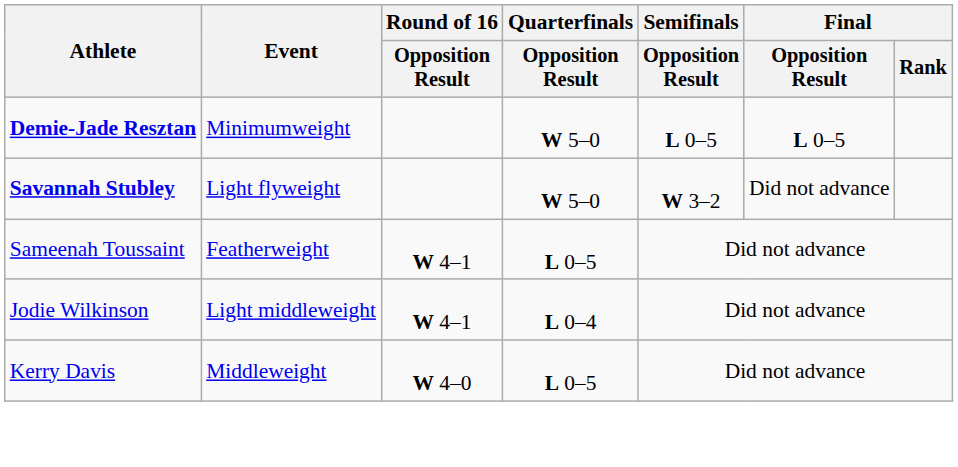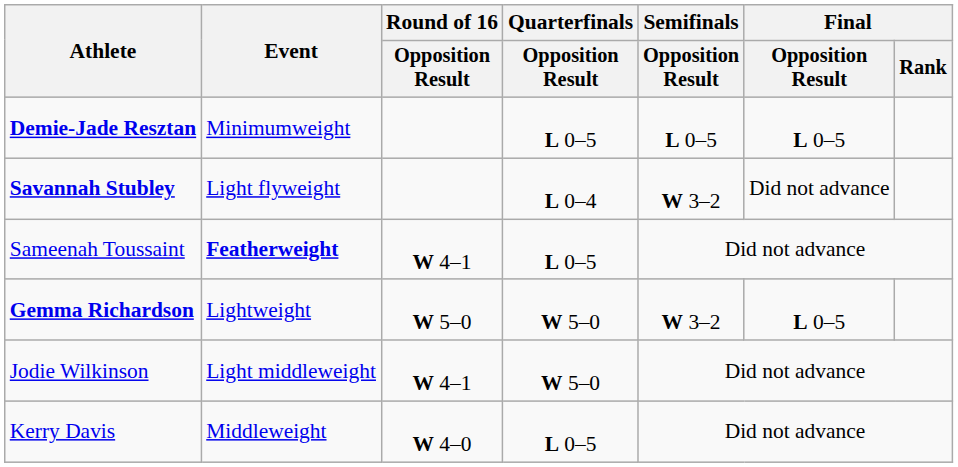(571, 140) W 5–0 -> (571, 140) L 0–5
(571, 201) W 5–0 -> (571, 201) L 0–4
(268, 249) normal -> (272, 249) bold
+ row: (102, 310)
(571, 322) L 0–4 -> (571, 383) W 5–0
